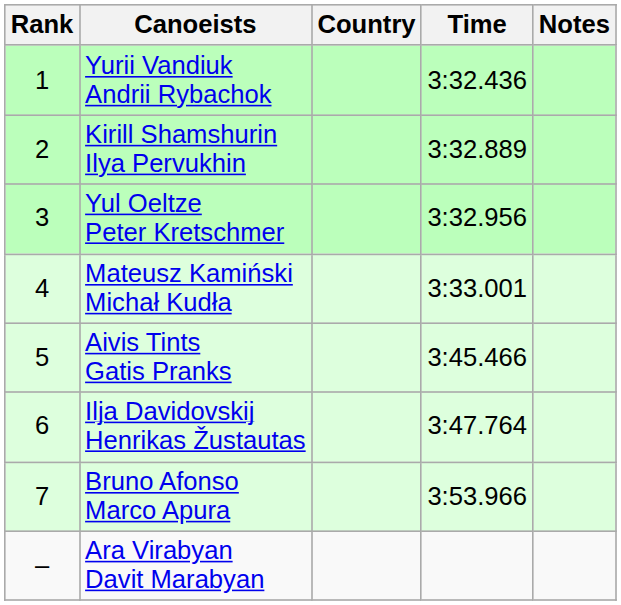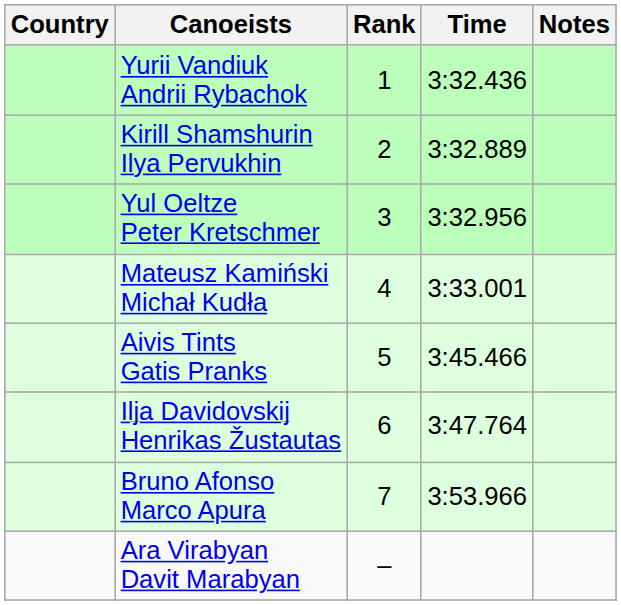columns swapped: (42, 24) <-> (367, 24)
